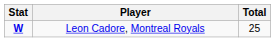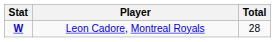(254, 28) 25 -> (254, 28) 28
